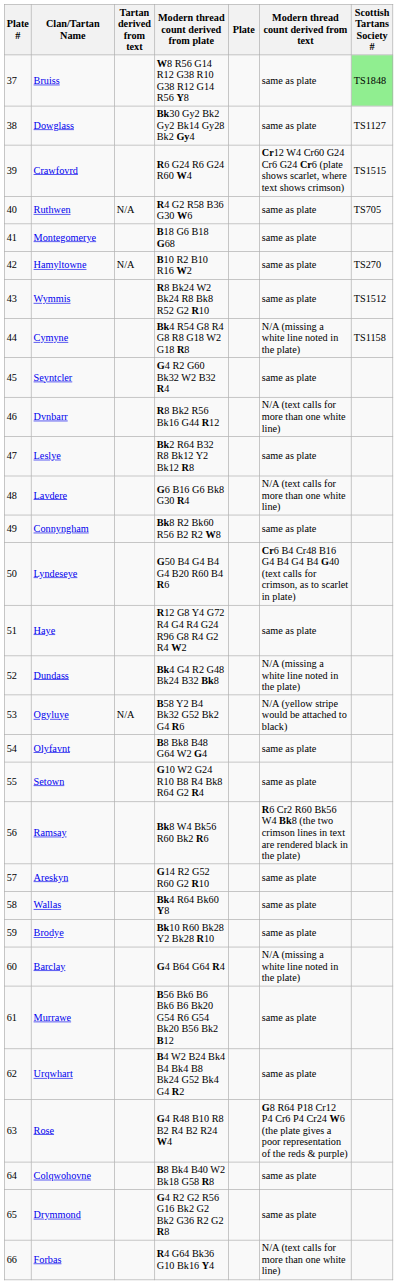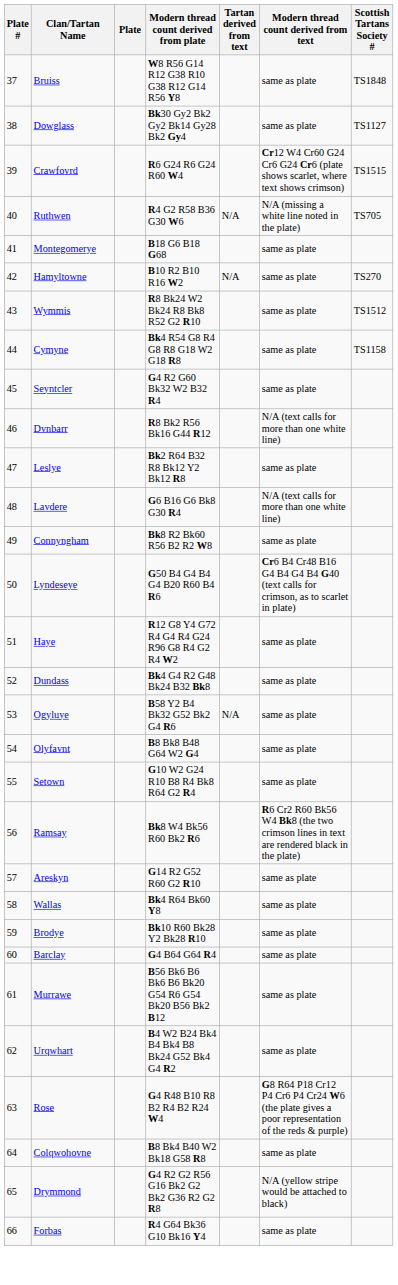columns swapped: (244, 29) <-> (134, 29)
(370, 80) lightgreen background -> (370, 80) no background
(289, 210) same as plate -> (300, 215) N/A (missing a white line noted in the plate)
(300, 338) N/A (missing a white line noted in the plate) -> (289, 349) same as plate
(300, 675) N/A (missing a white line noted in the plate) -> (289, 681) same as plate
(304, 714) N/A (yellow stripe would be attached to black) -> (289, 714) same as plate
(300, 966) N/A (missing a white line noted in the plate) -> (289, 955) same as plate
(289, 1215) same as plate -> (304, 1192) N/A (yellow stripe would be attached to black)
(304, 1260) N/A (text calls for more than one white line) -> (289, 1231) same as plate
